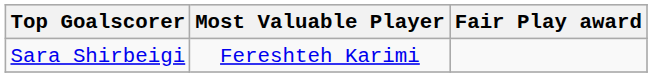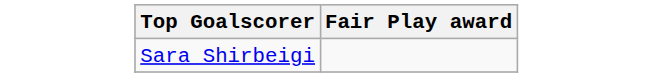- column: (320, 22)
